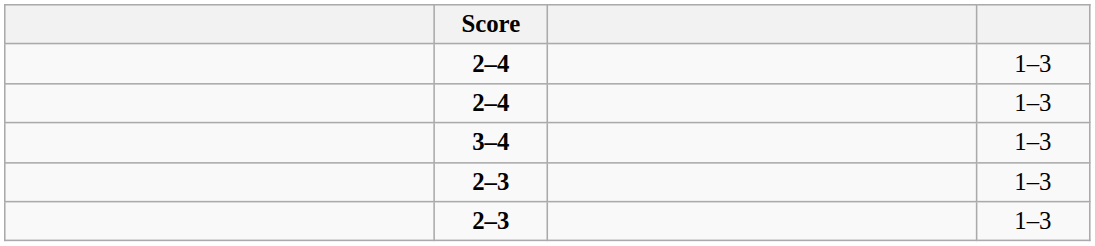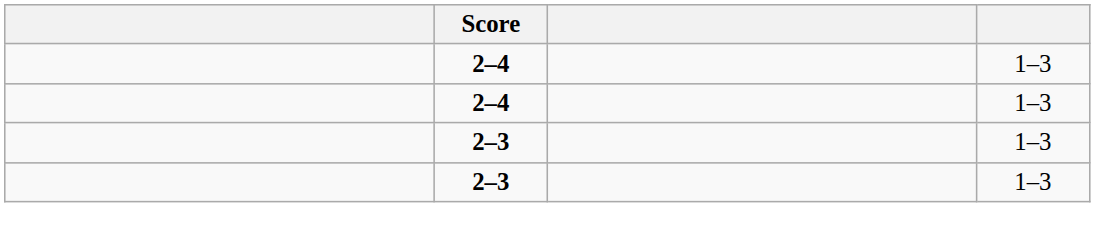- row: (220, 142)
